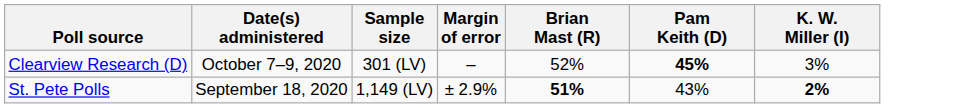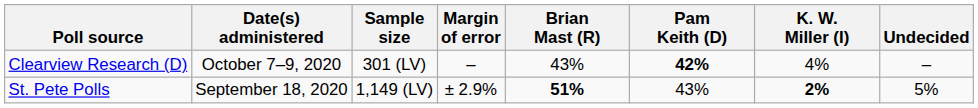+ column: (926, 37)
(567, 64) 52% -> (567, 64) 43%
(692, 64) 45% -> (692, 64) 42%
(817, 64) 3% -> (817, 64) 4%
